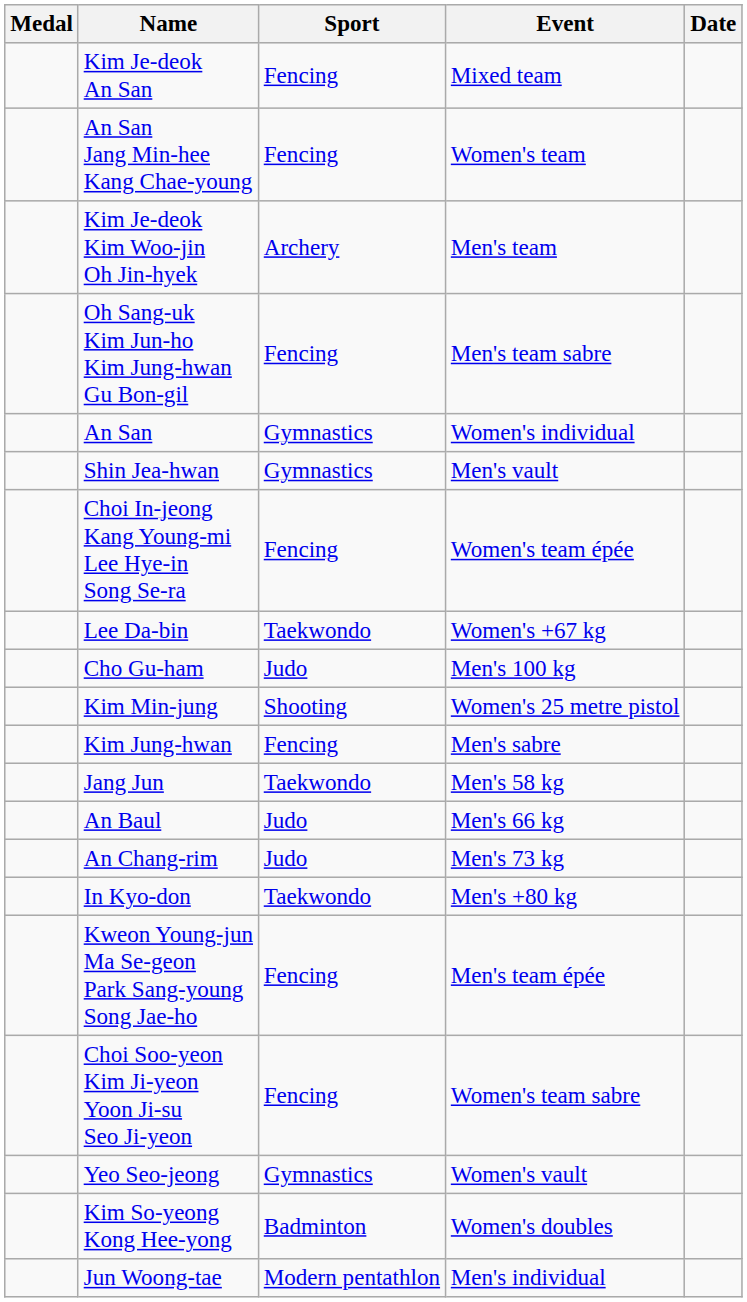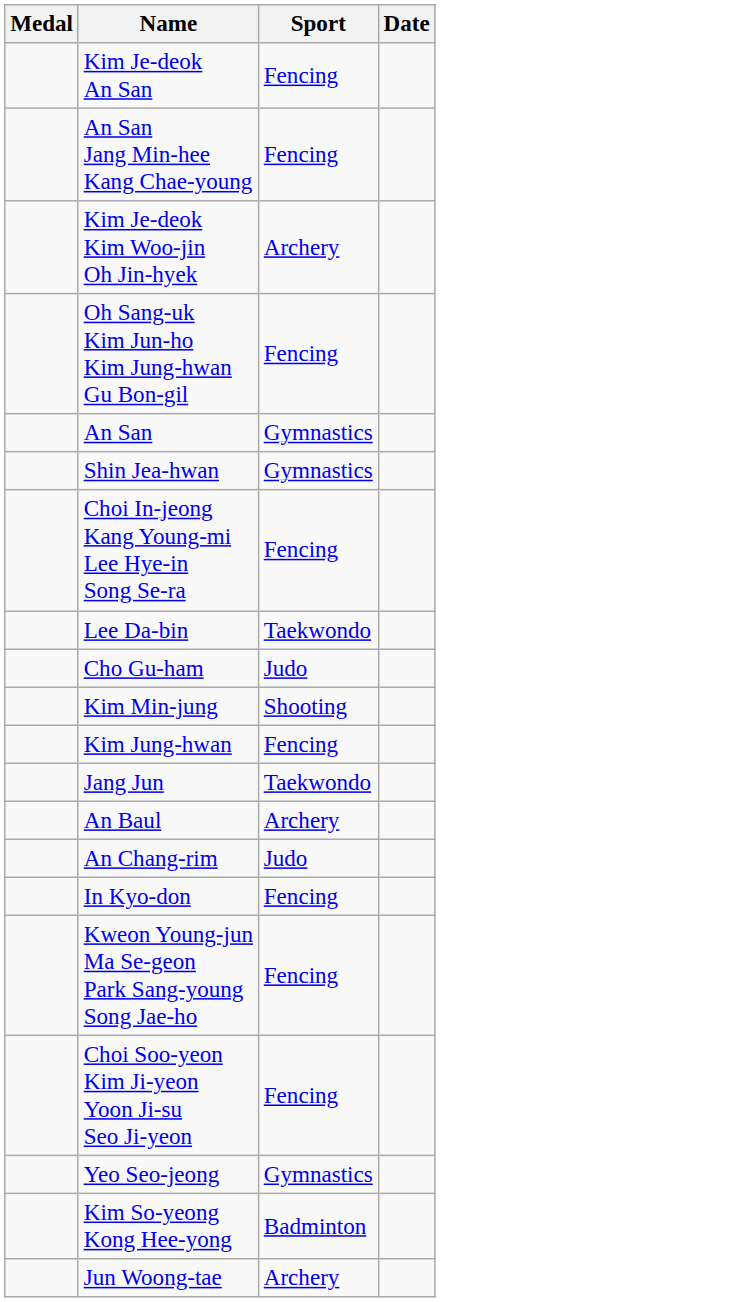- column: (565, 23)
(286, 819) Judo -> (302, 819) Archery
(317, 896) Taekwondo -> (301, 896) Fencing
(352, 1278) Modern pentathlon -> (302, 1278) Archery
